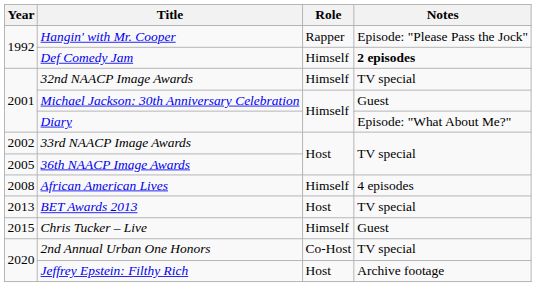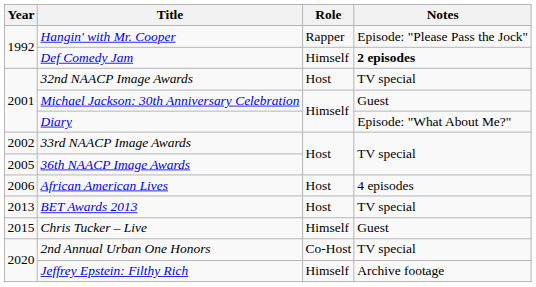(327, 79) Himself -> (318, 79) Host
(21, 185) 2008 -> (21, 185) 2006
(327, 185) Himself -> (318, 185) Host
(318, 270) Host -> (327, 270) Himself
